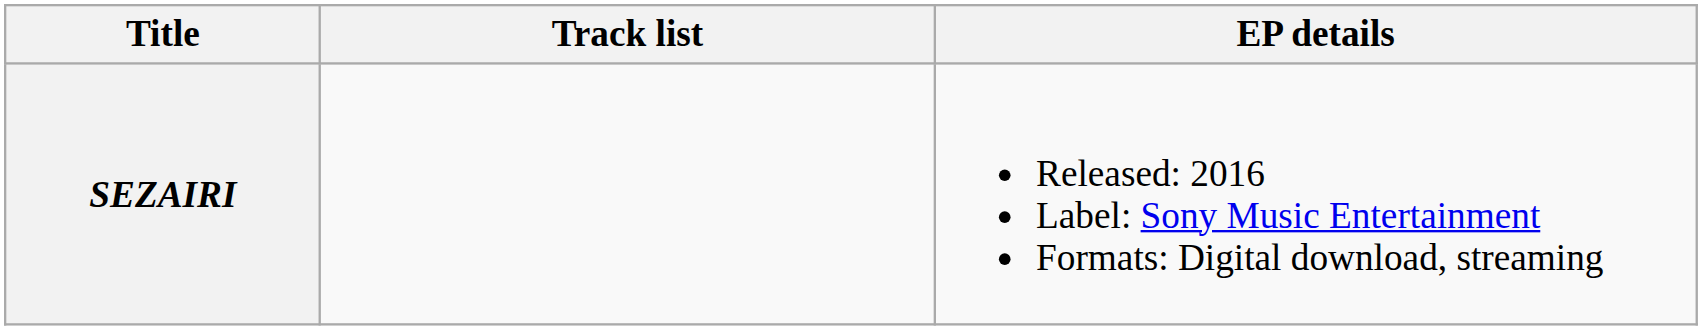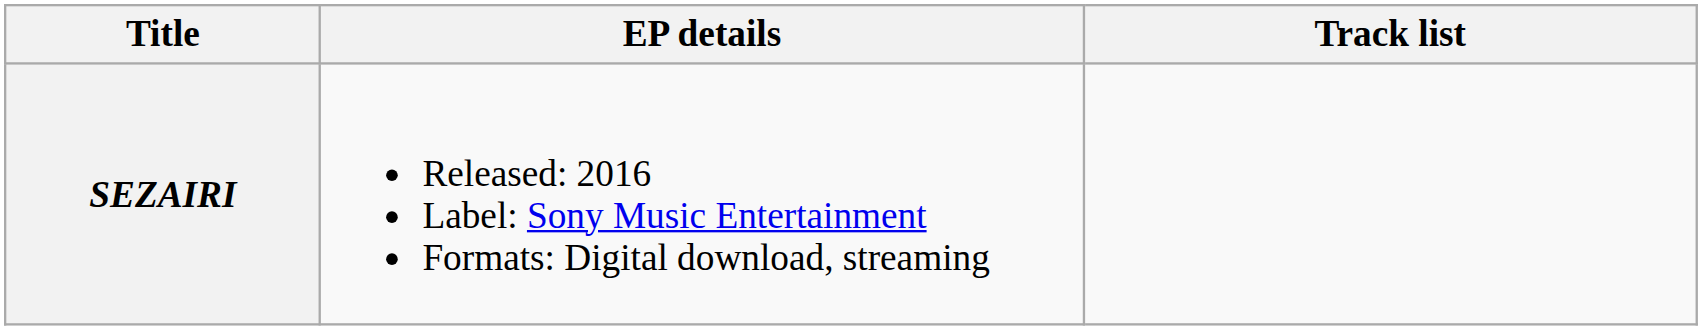columns swapped: (1316, 34) <-> (627, 34)
